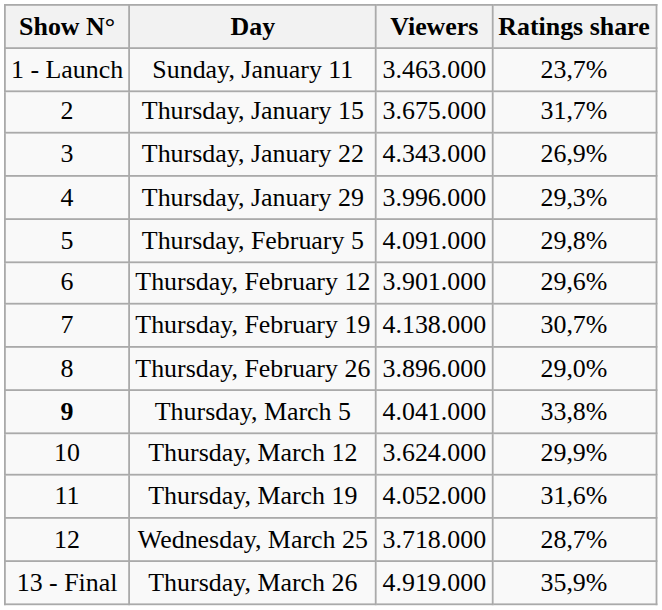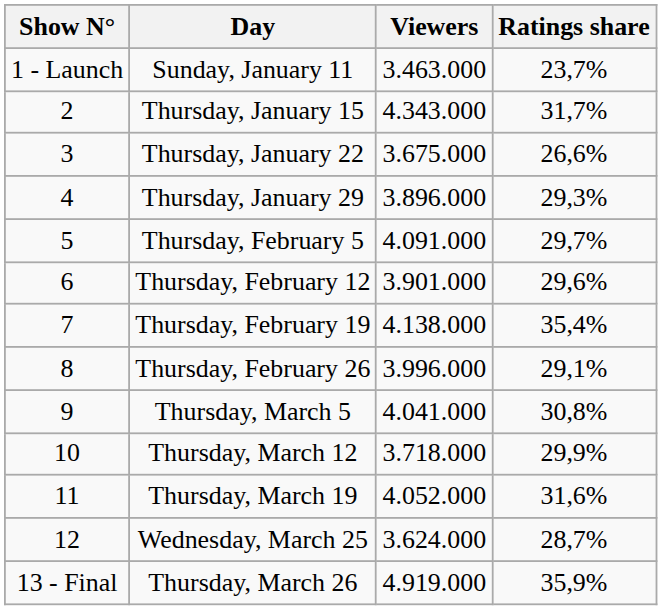(434, 111) 3.675.000 -> (434, 111) 4.343.000
(434, 154) 4.343.000 -> (434, 154) 3.675.000
(574, 154) 26,9% -> (574, 154) 26,6%
(434, 197) 3.996.000 -> (434, 197) 3.896.000
(574, 240) 29,8% -> (574, 240) 29,7%
(574, 325) 30,7% -> (574, 325) 35,4%
(434, 368) 3.896.000 -> (434, 368) 3.996.000
(574, 368) 29,0% -> (574, 368) 29,1%
(67, 411) bold -> (67, 411) normal
(574, 411) 33,8% -> (574, 411) 30,8%
(434, 453) 3.624.000 -> (434, 453) 3.718.000
(434, 539) 3.718.000 -> (434, 539) 3.624.000
